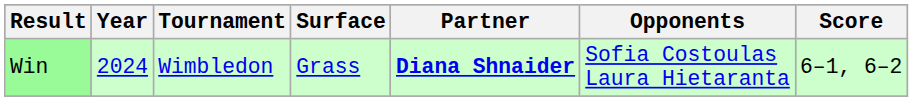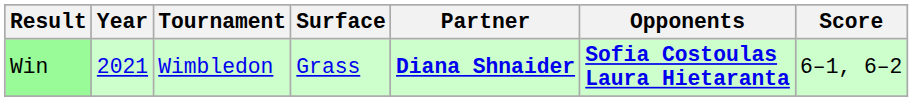(122, 67) 2024 -> (122, 67) 2021
(688, 67) normal -> (688, 67) bold
